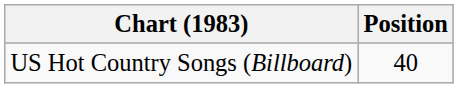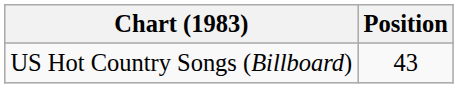(406, 62) 40 -> (406, 62) 43
